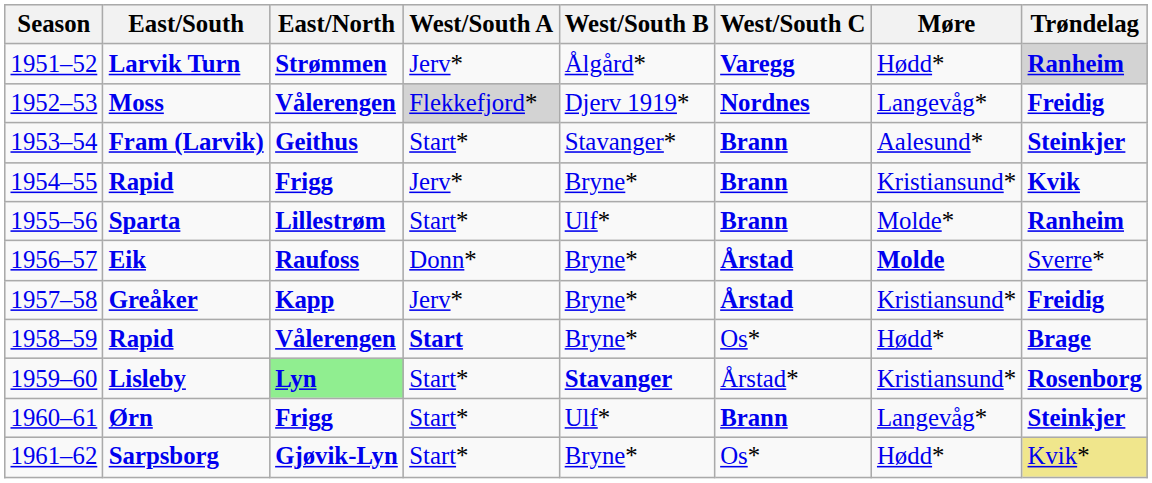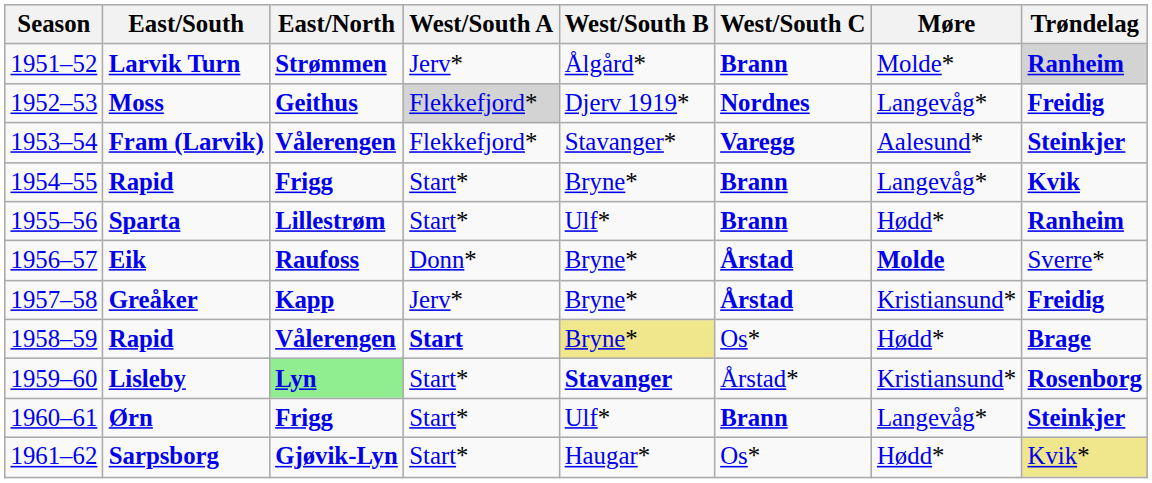(757, 63) Varegg -> (754, 63) Brann
(911, 63) Hødd* -> (916, 63) Molde*
(336, 102) Vålerengen -> (316, 102) Geithus
(316, 142) Geithus -> (336, 142) Vålerengen
(439, 142) Start* -> (473, 142) Flekkefjord*
(754, 142) Brann -> (757, 142) Varegg
(436, 181) Jerv* -> (439, 181) Start*
(947, 181) Kristiansund* -> (932, 181) Langevåg*
(916, 220) Molde* -> (911, 220) Hødd*
(601, 338) no background -> (601, 338) khaki background
(601, 456) Bryne* -> (607, 456) Haugar*
